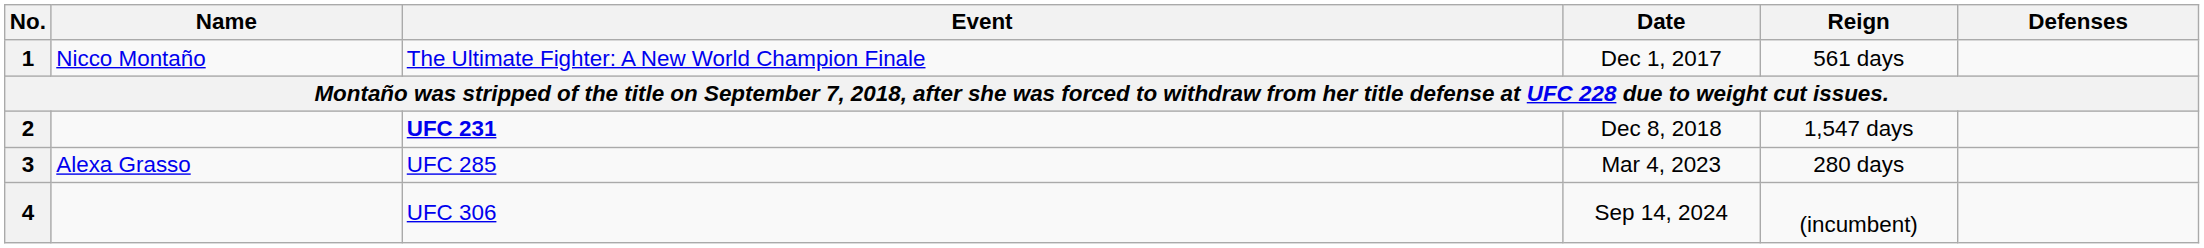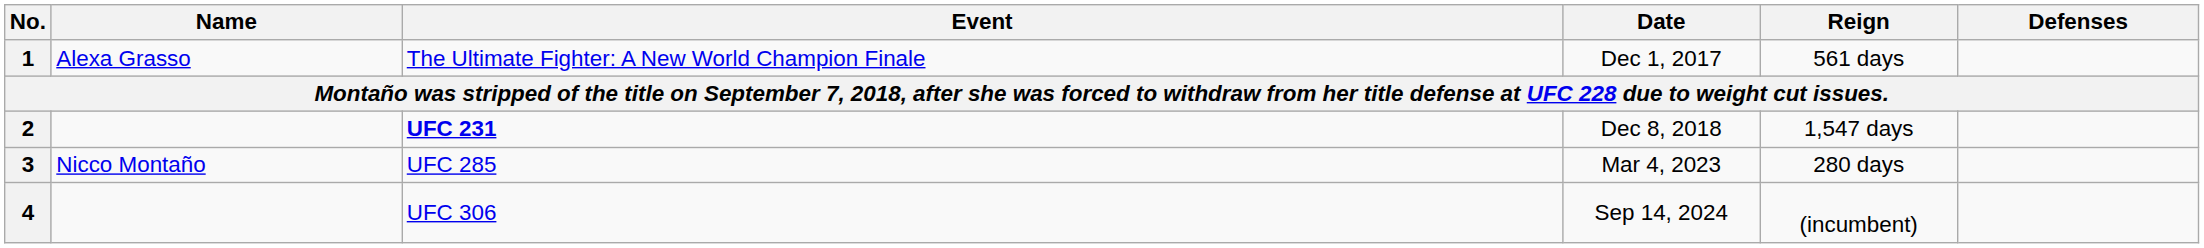(131, 57) Nicco Montaño -> (124, 57) Alexa Grasso
(124, 164) Alexa Grasso -> (131, 164) Nicco Montaño
